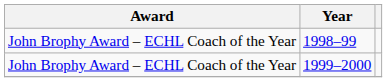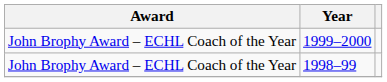rows swapped: (330, 40) <-> (337, 64)
